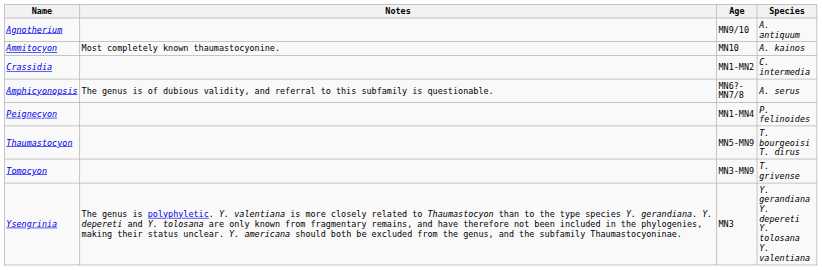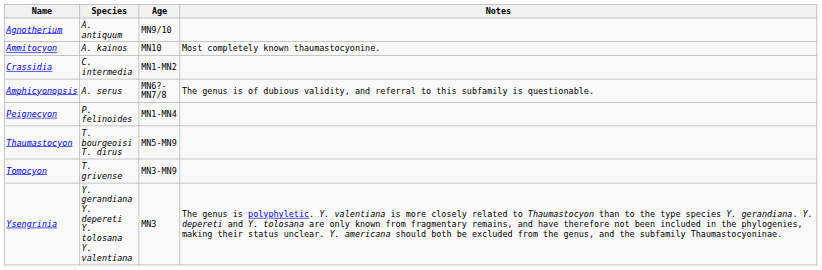columns swapped: (787, 11) <-> (398, 11)
